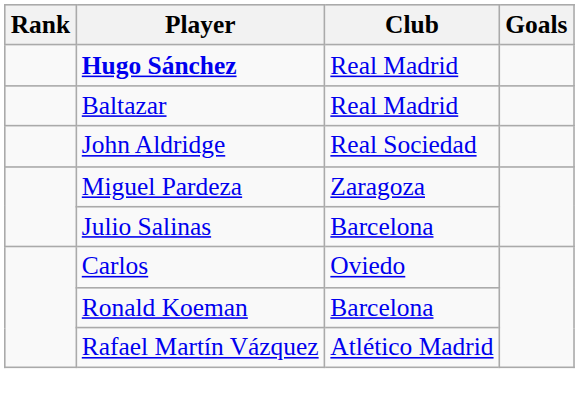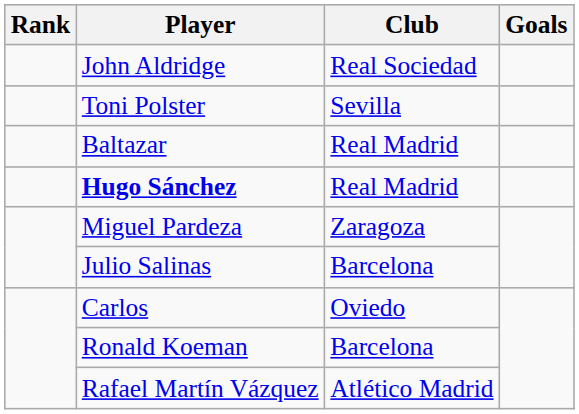rows swapped: (159, 65) <-> (154, 145)
+ row: (143, 105)
